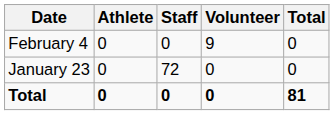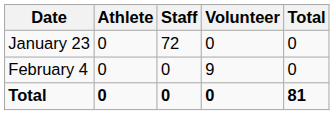rows swapped: (49, 69) <-> (48, 43)
